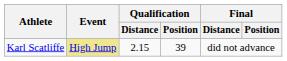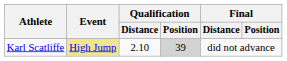(140, 47) 2.15 -> (140, 47) 2.10
(181, 47) no background -> (181, 47) lightgrey background
